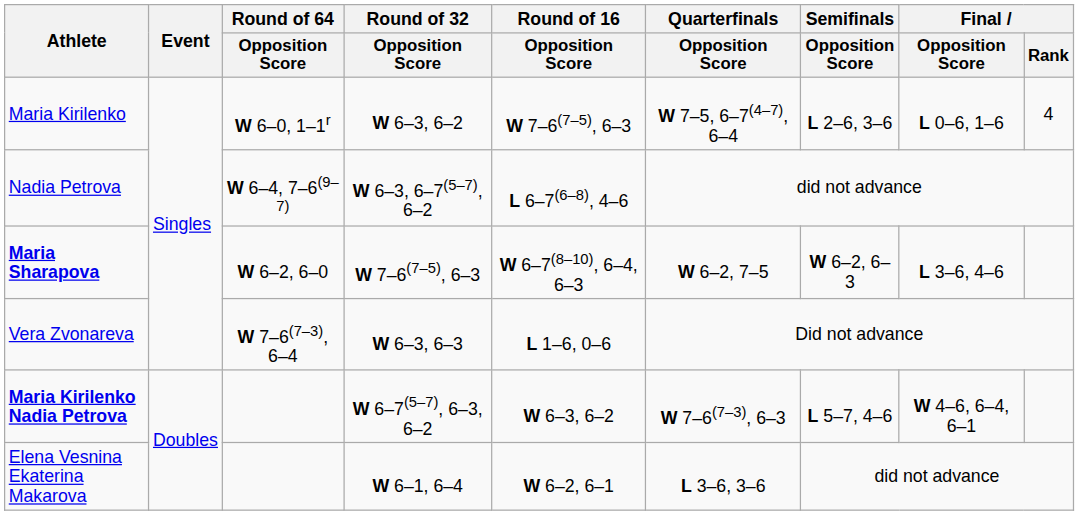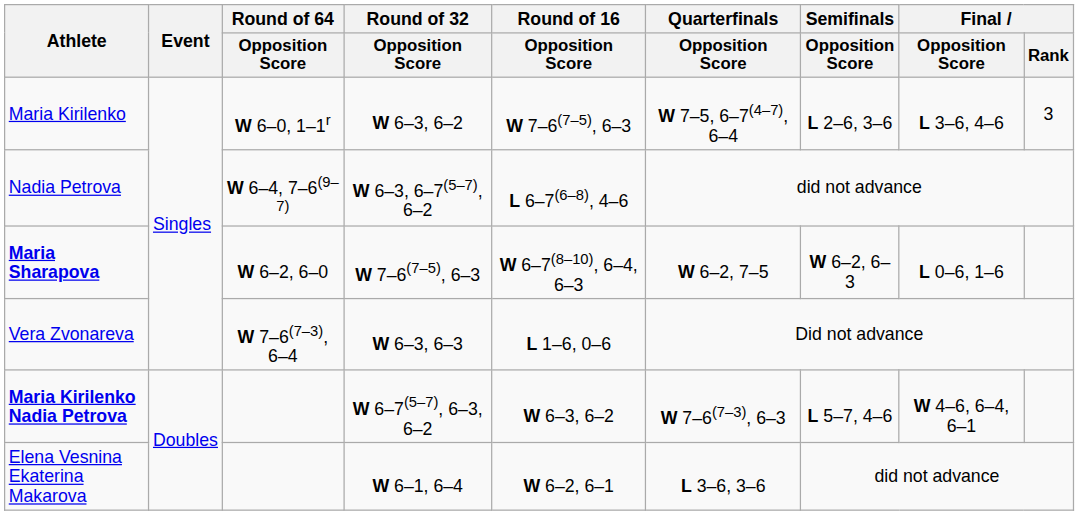(961, 124) L 0–6, 1–6 -> (961, 124) L 3–6, 4–6
(1048, 114) 4 -> (1048, 114) 3
(961, 272) L 3–6, 4–6 -> (961, 272) L 0–6, 1–6
